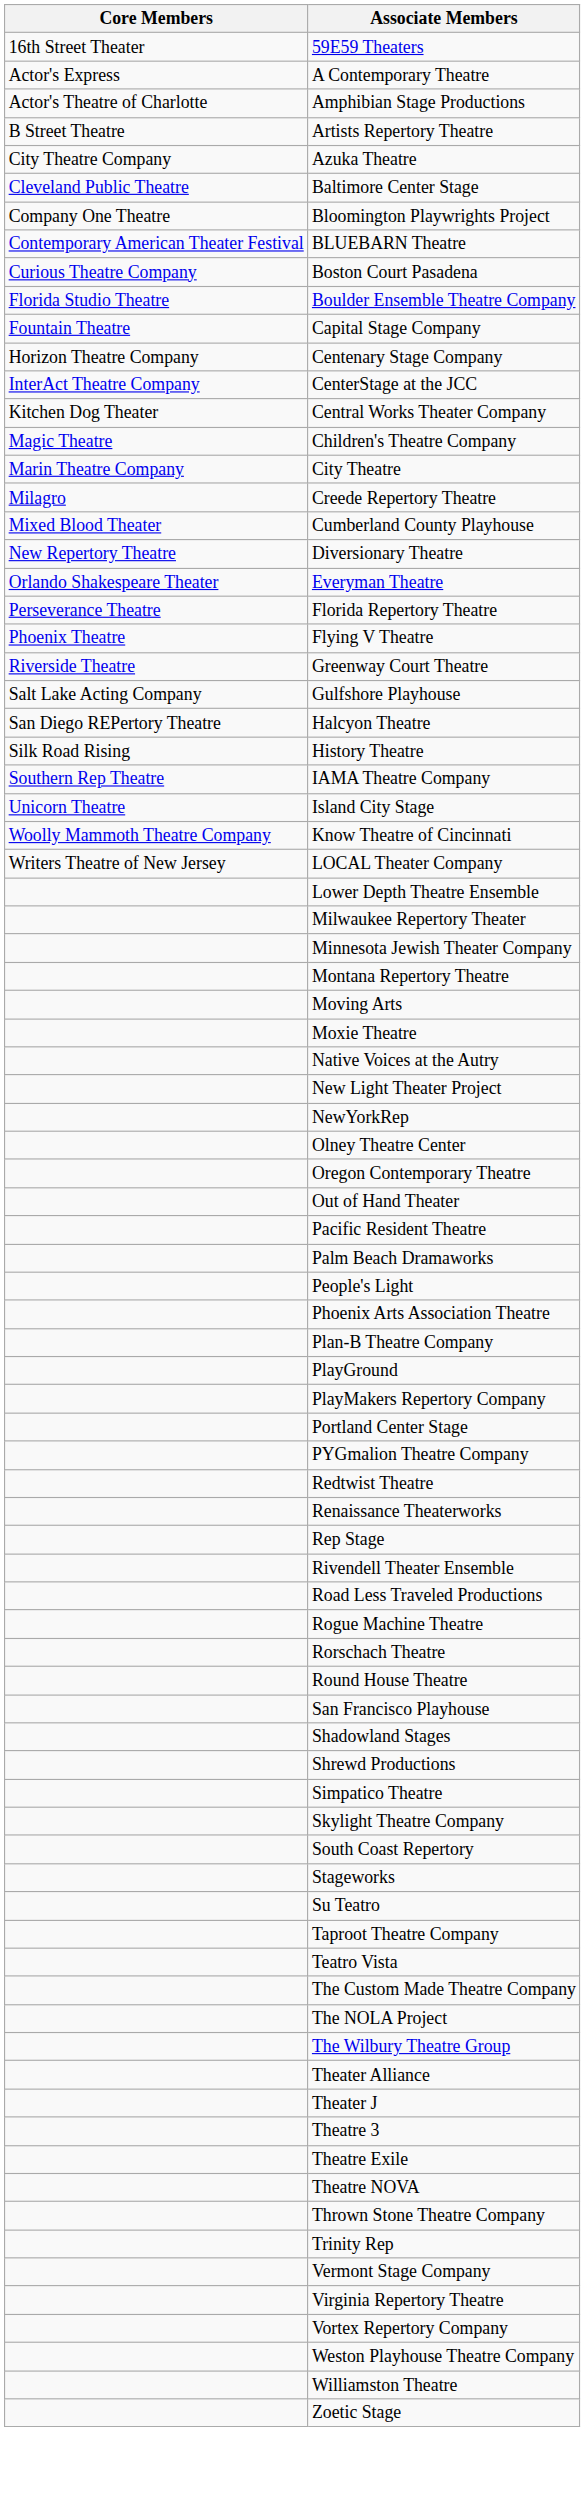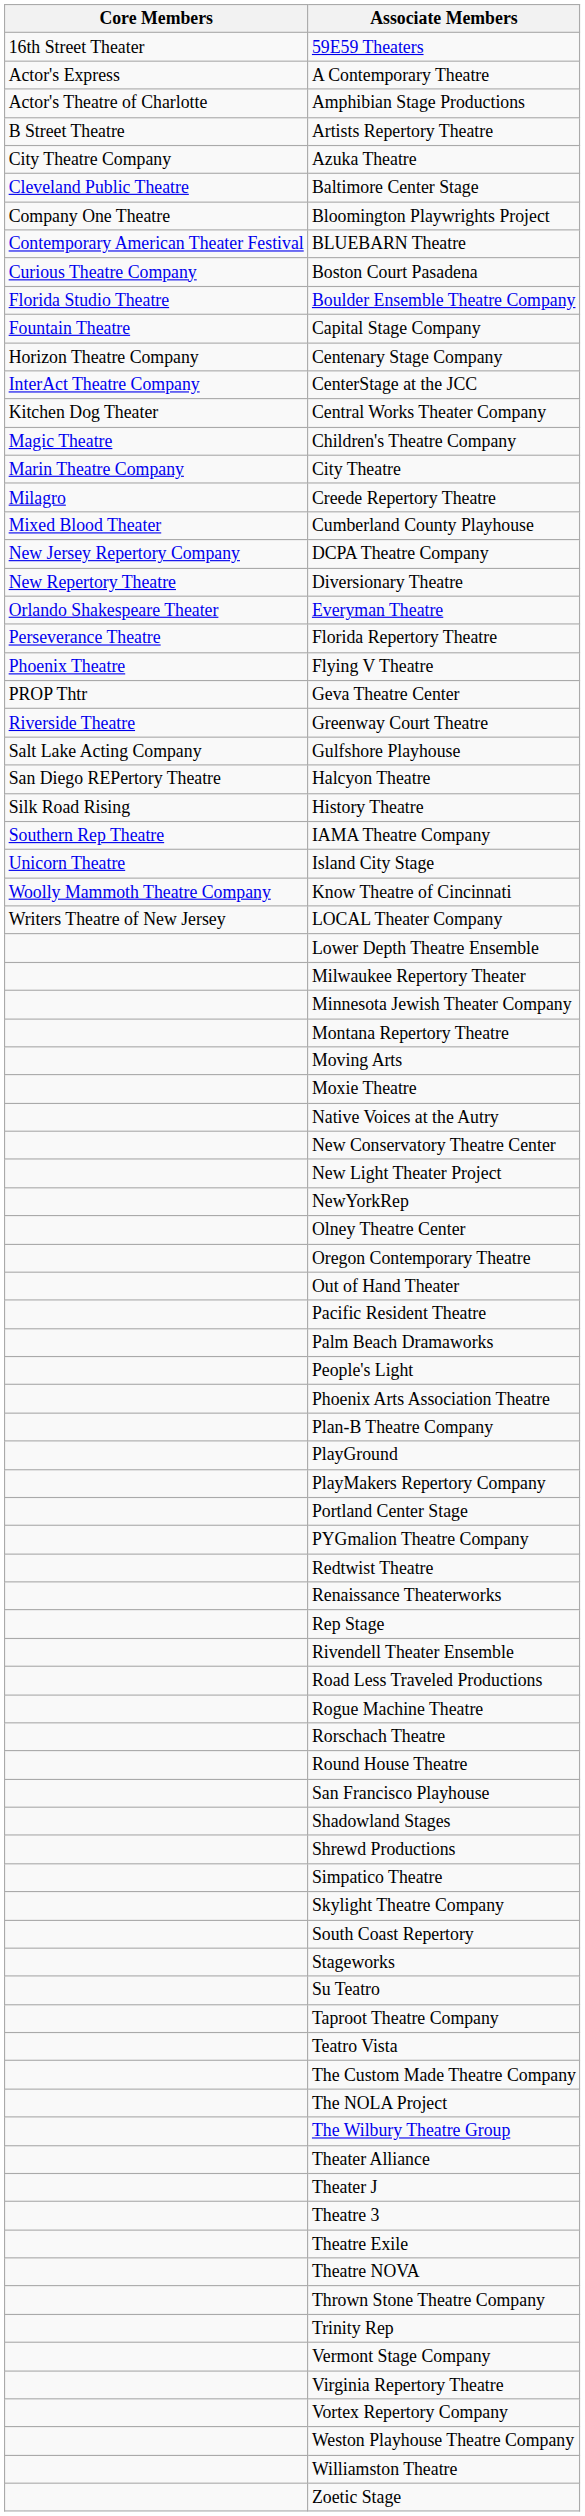+ row: (400, 553)
+ row: (386, 694)
+ row: (434, 1145)
